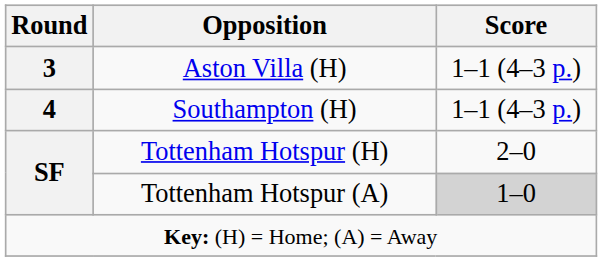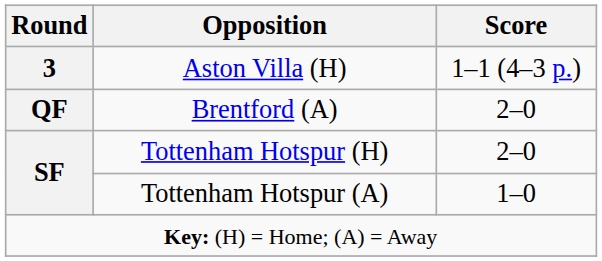- row: (265, 109)
+ row: (265, 109)
(516, 193) lightgrey background -> (516, 193) no background
